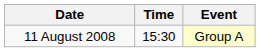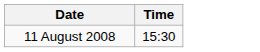- column: (219, 15)
